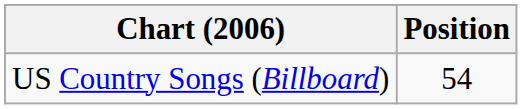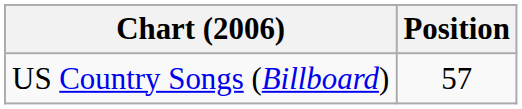(457, 77) 54 -> (457, 77) 57
